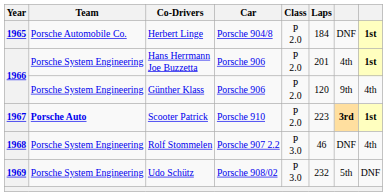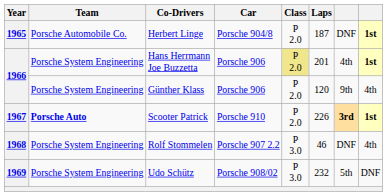(322, 34) 184 -> (322, 34) 187
(295, 62) no background -> (295, 62) khaki background
(322, 118) 223 -> (322, 118) 226
